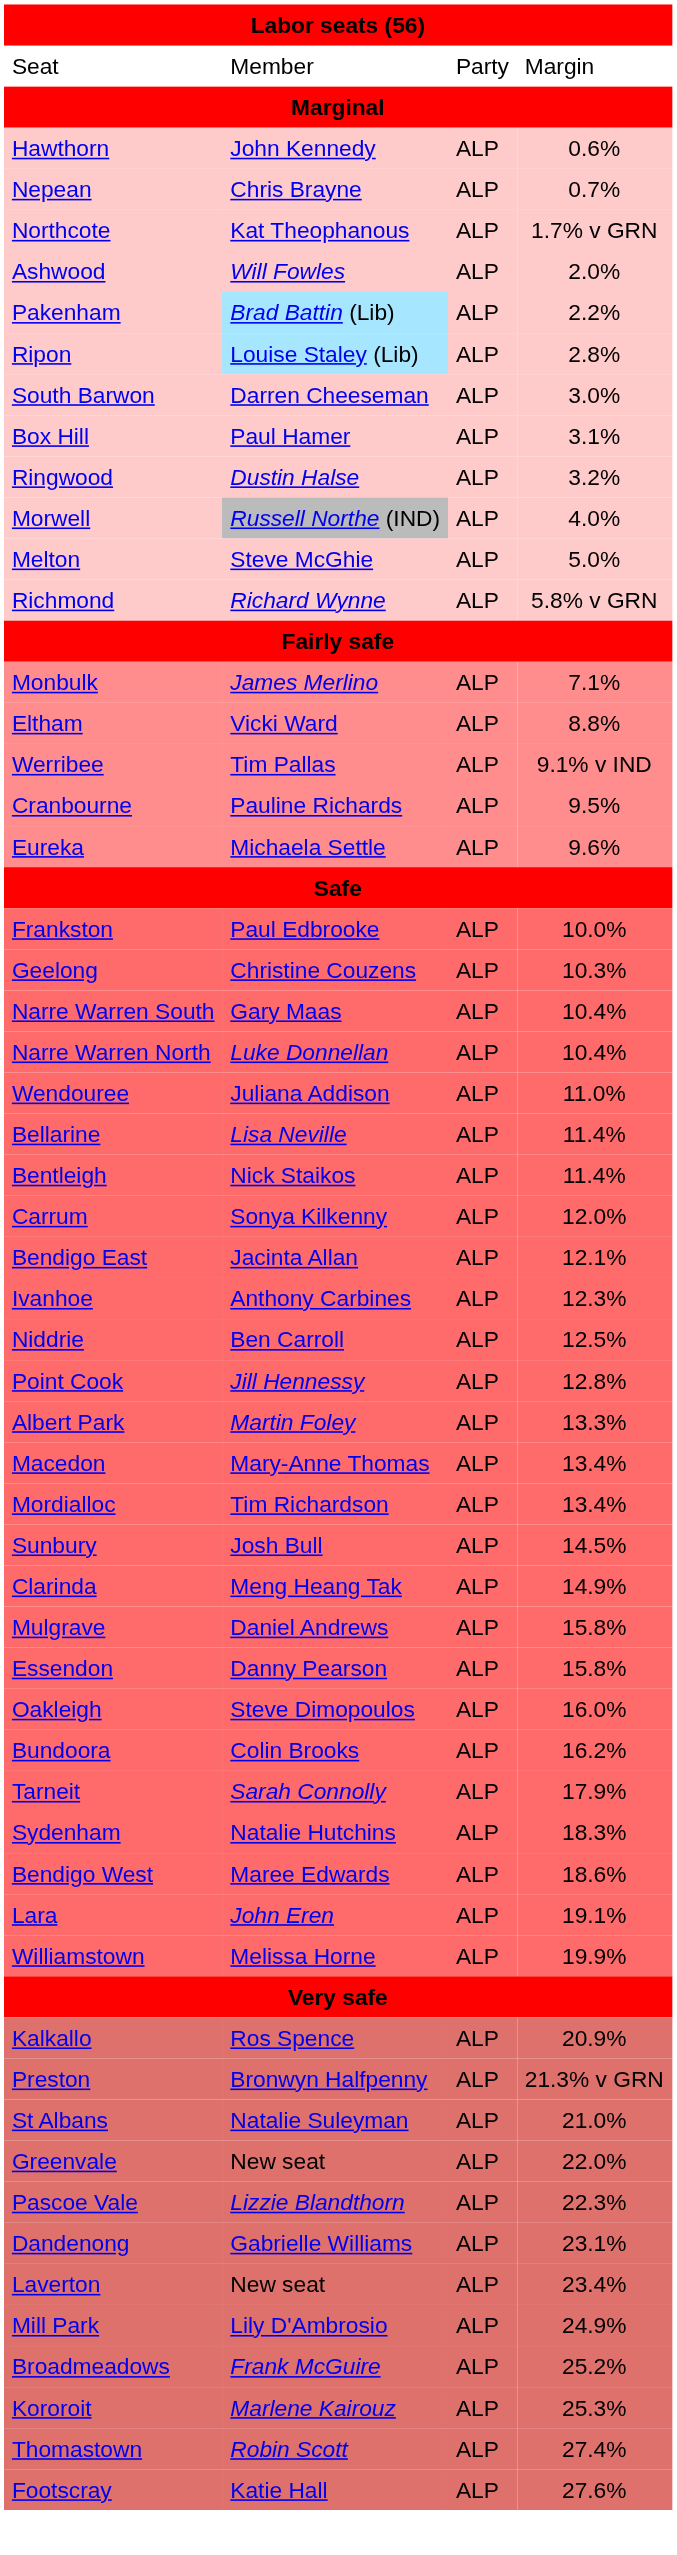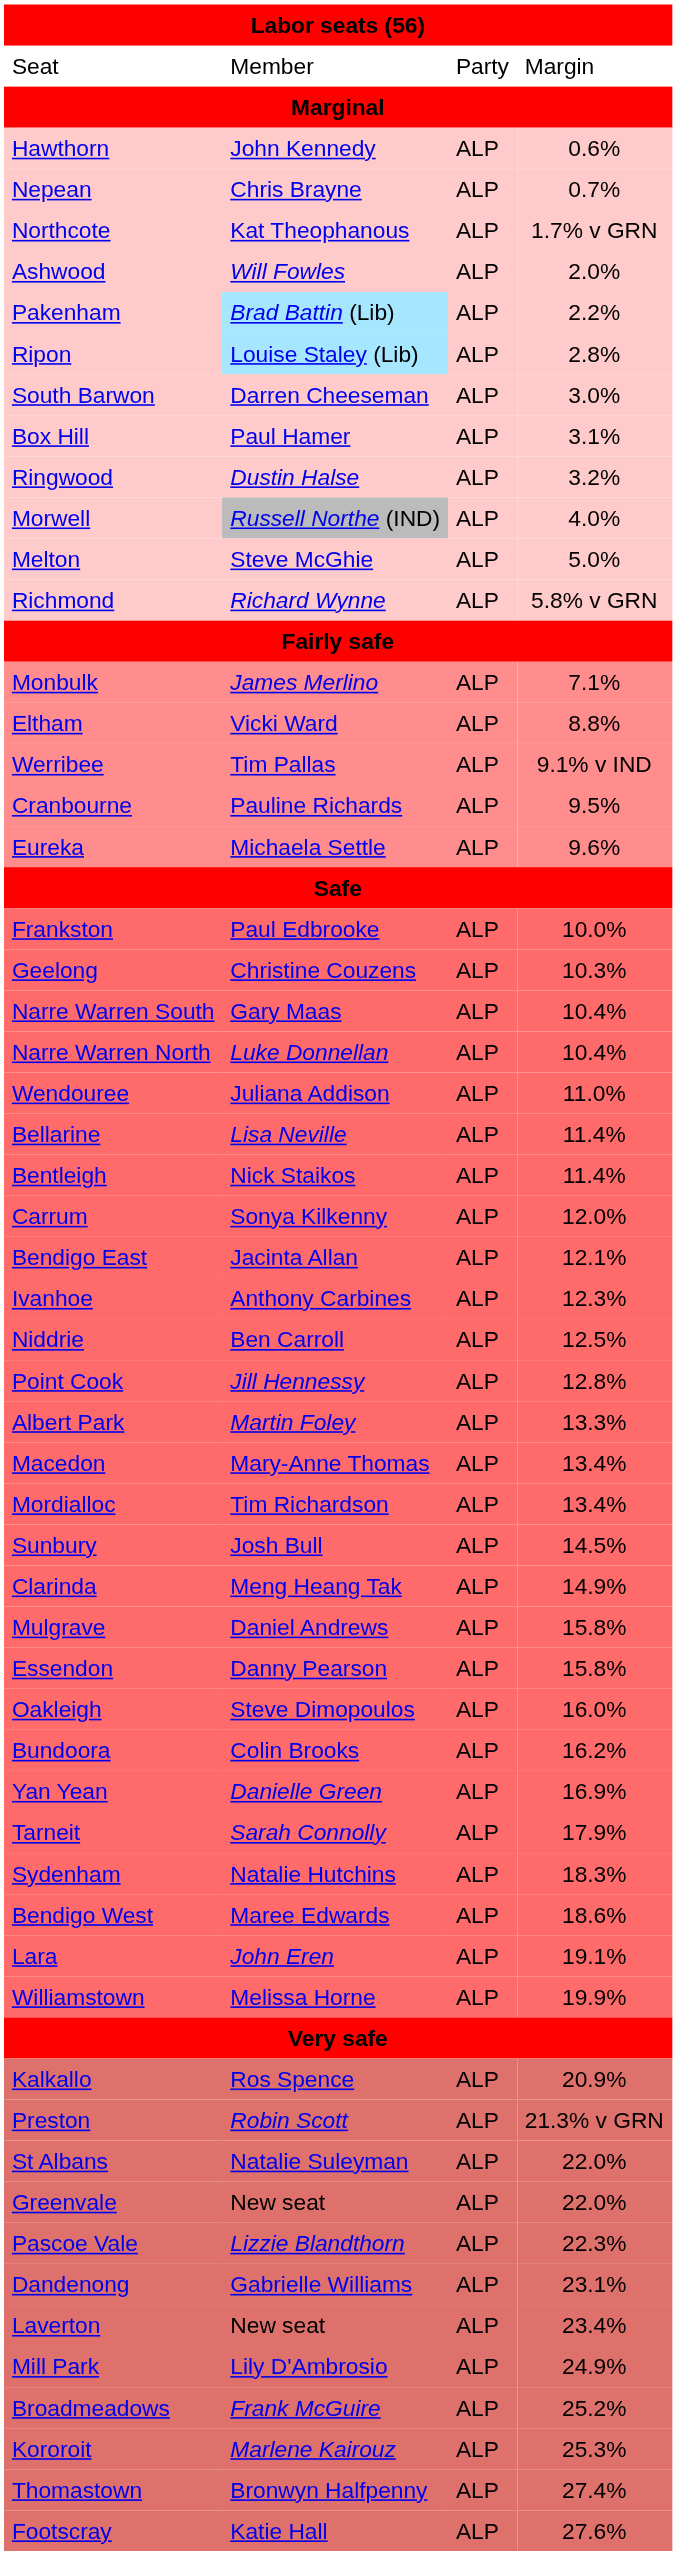+ row: (60, 1791)
(329, 2079) Bronwyn Halfpenny -> (289, 2120) Robin Scott
(594, 2120) 21.0% -> (594, 2161) 22.0%
(289, 2448) Robin Scott -> (329, 2489) Bronwyn Halfpenny
